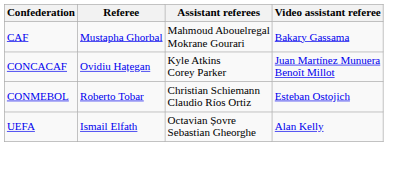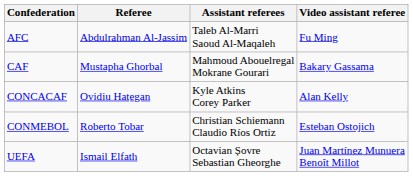+ row: (18, 36)
(328, 66) Juan Martínez Munuera Benoît Millot -> (324, 96) Alan Kelly
(299, 126) Alan Kelly -> (352, 156) Juan Martínez Munuera Benoît Millot
